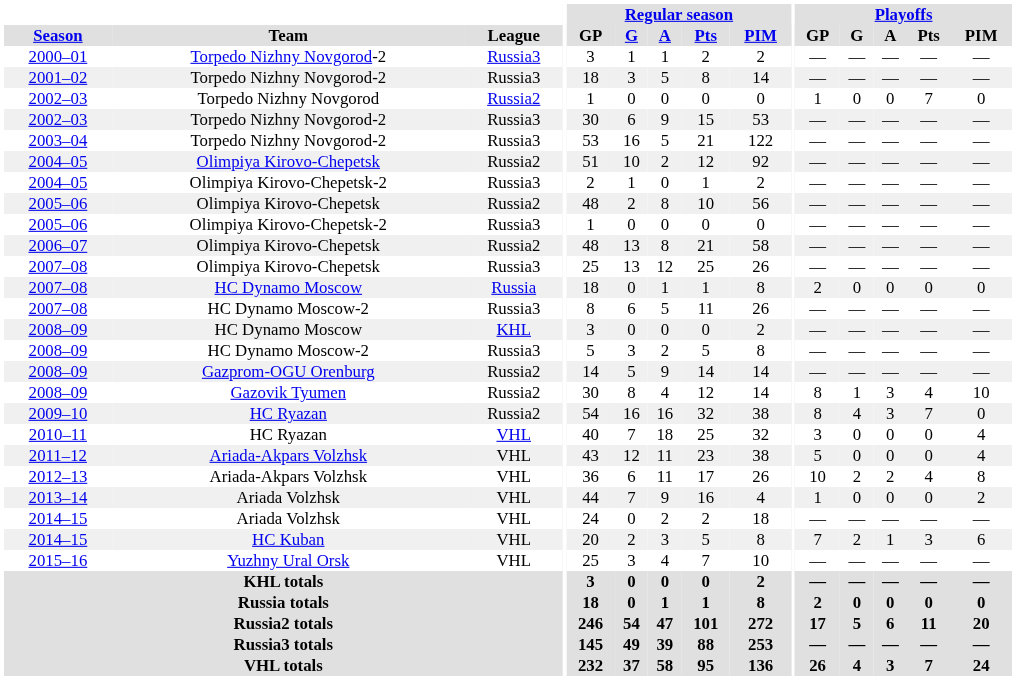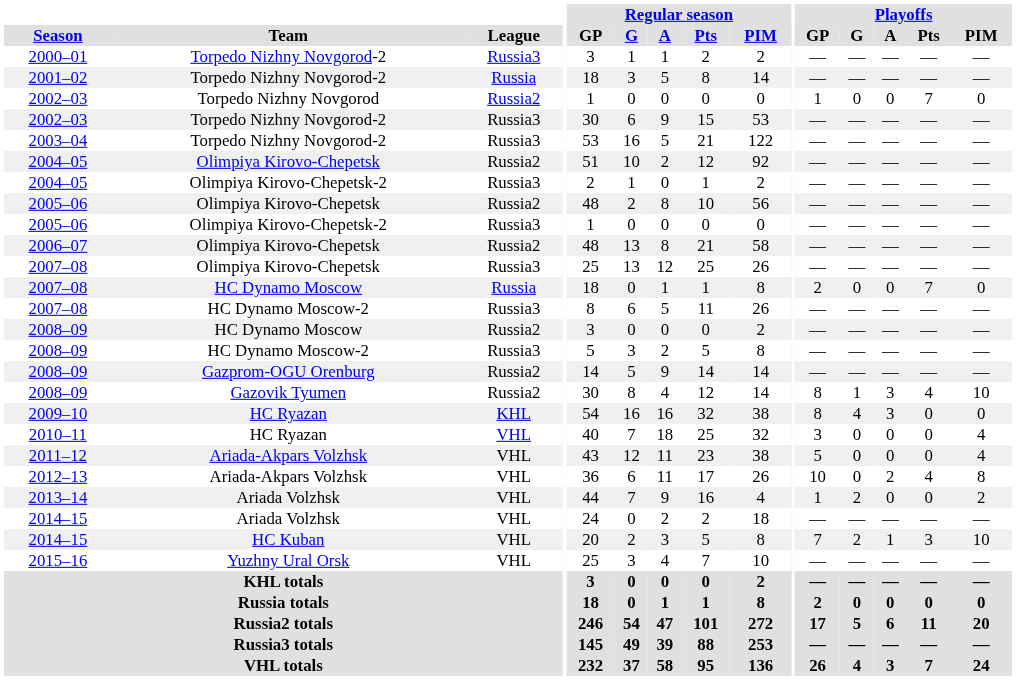(514, 77) Russia3 -> (514, 77) Russia
(929, 287) 0 -> (929, 287) 7
(514, 329) KHL -> (514, 329) Russia2
(514, 413) Russia2 -> (514, 413) KHL
(929, 413) 7 -> (929, 413) 0
(857, 476) 2 -> (857, 476) 0
(857, 497) 0 -> (857, 497) 2
(981, 539) 6 -> (981, 539) 10
